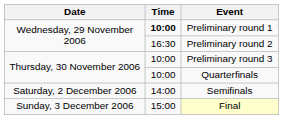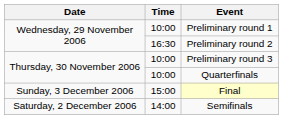(163, 28) bold -> (163, 28) normal
rows swapped: (230, 91) <-> (230, 106)
